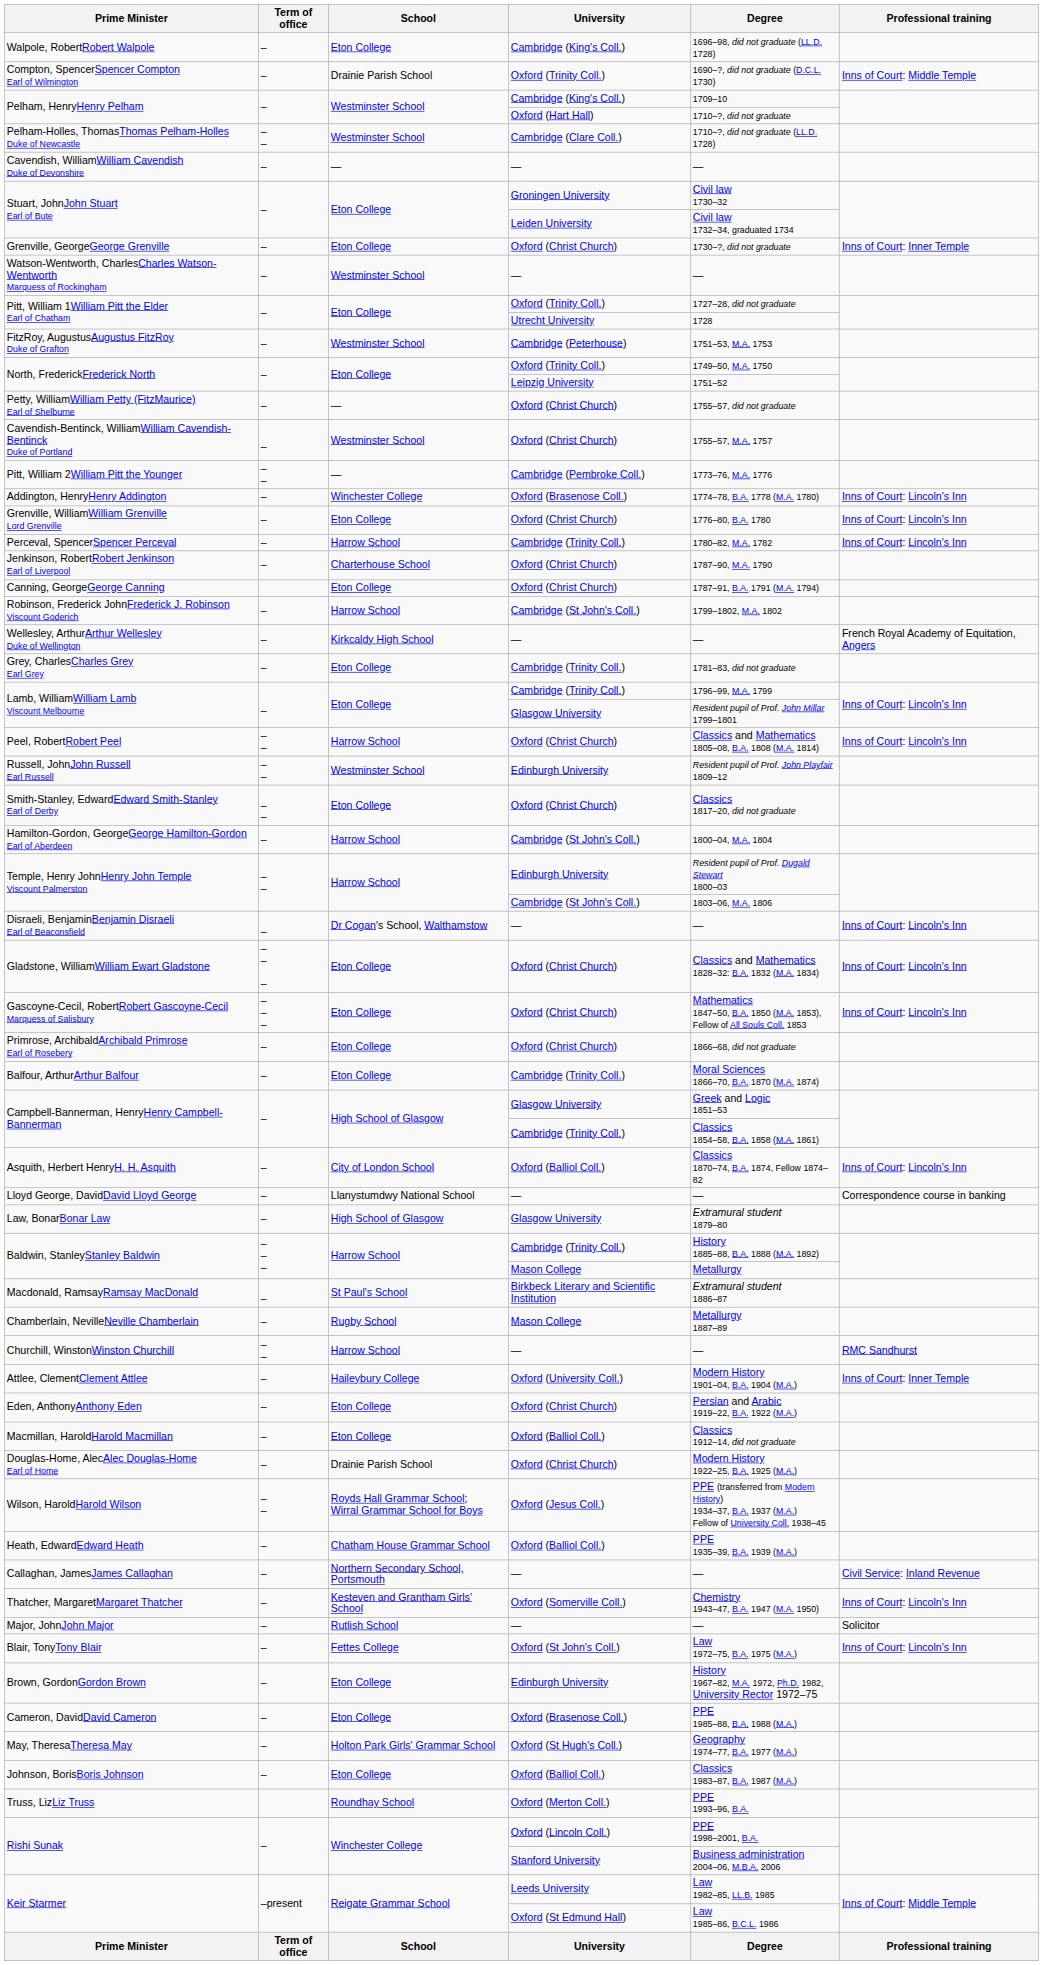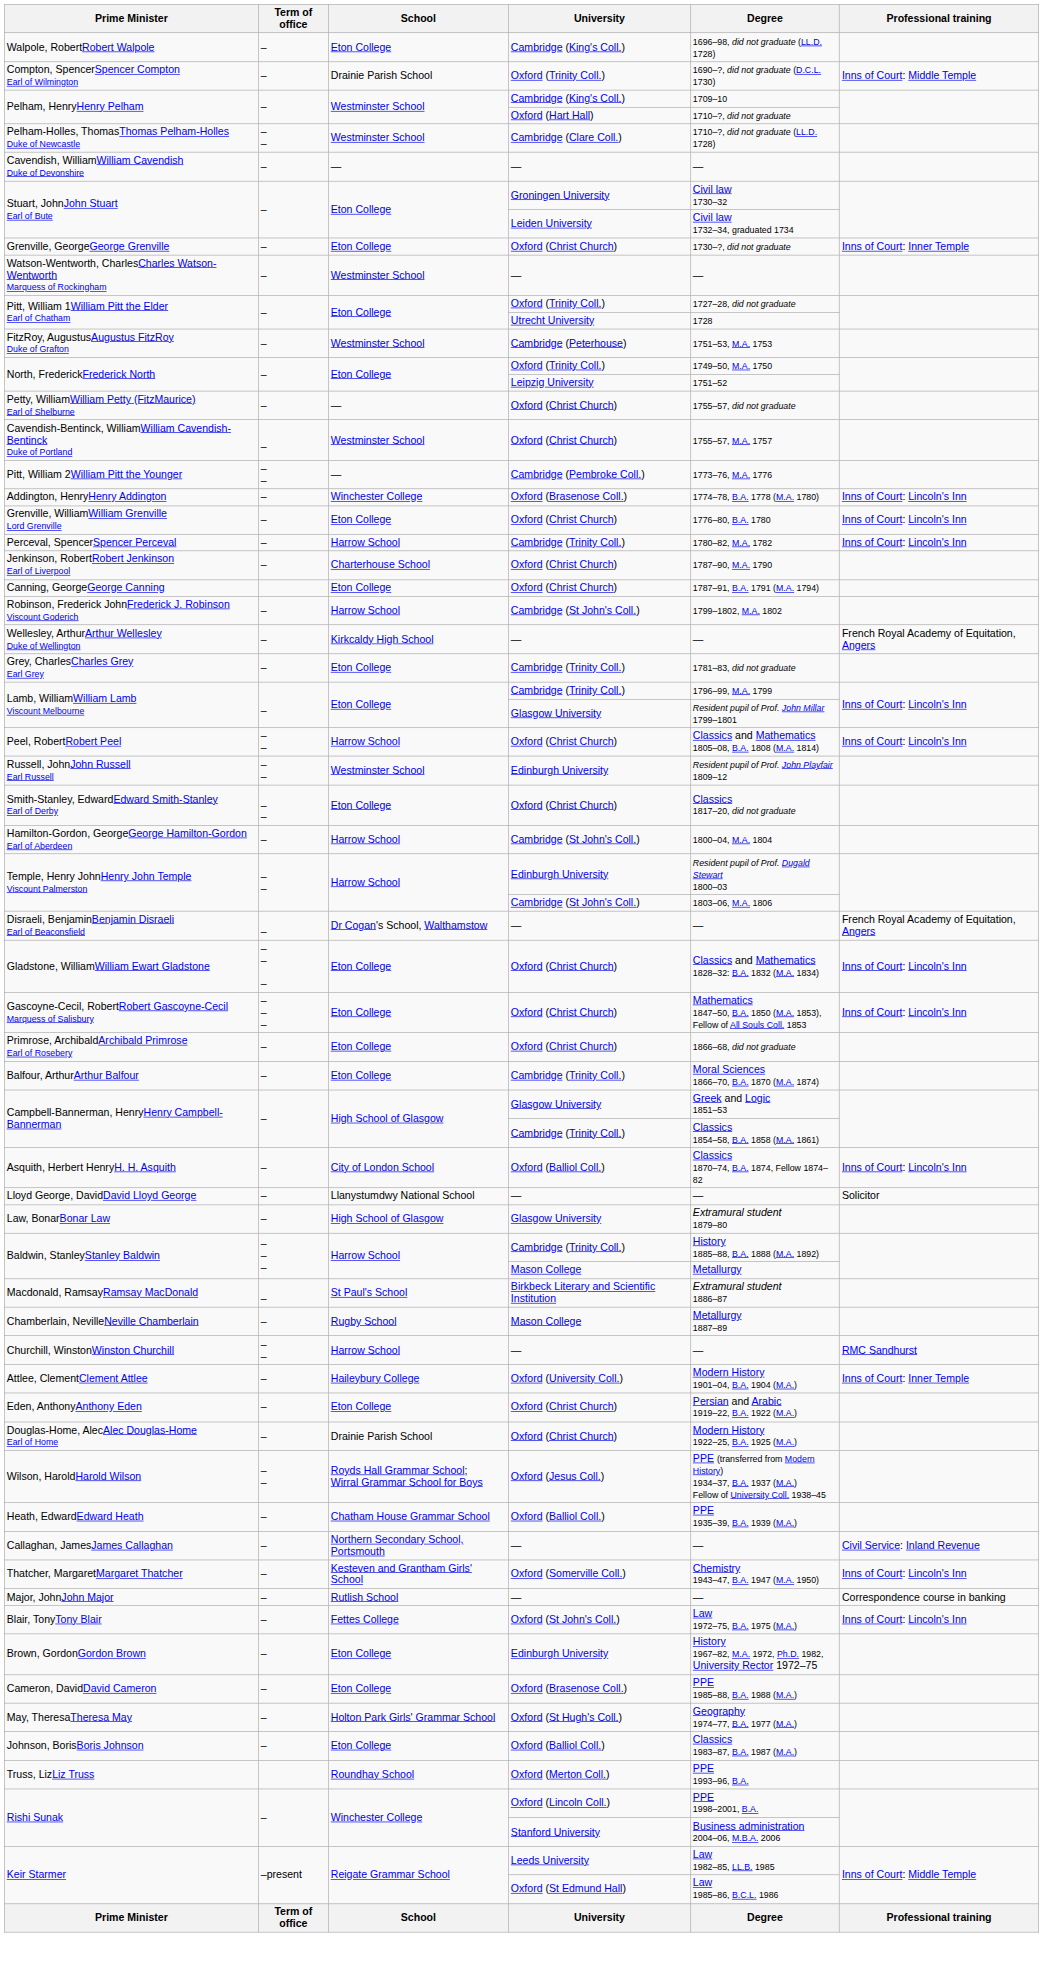(904, 925) Inns of Court: Lincoln's Inn -> (929, 925) French Royal Academy of Equitation, Angers
(924, 1196) Correspondence course in banking -> (861, 1196) Solicitor
- row: (90, 1436)
(861, 1625) Solicitor -> (924, 1597) Correspondence course in banking
